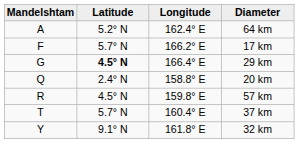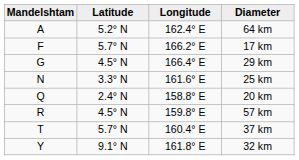(113, 63) bold -> (113, 63) normal
+ row: (258, 79)
